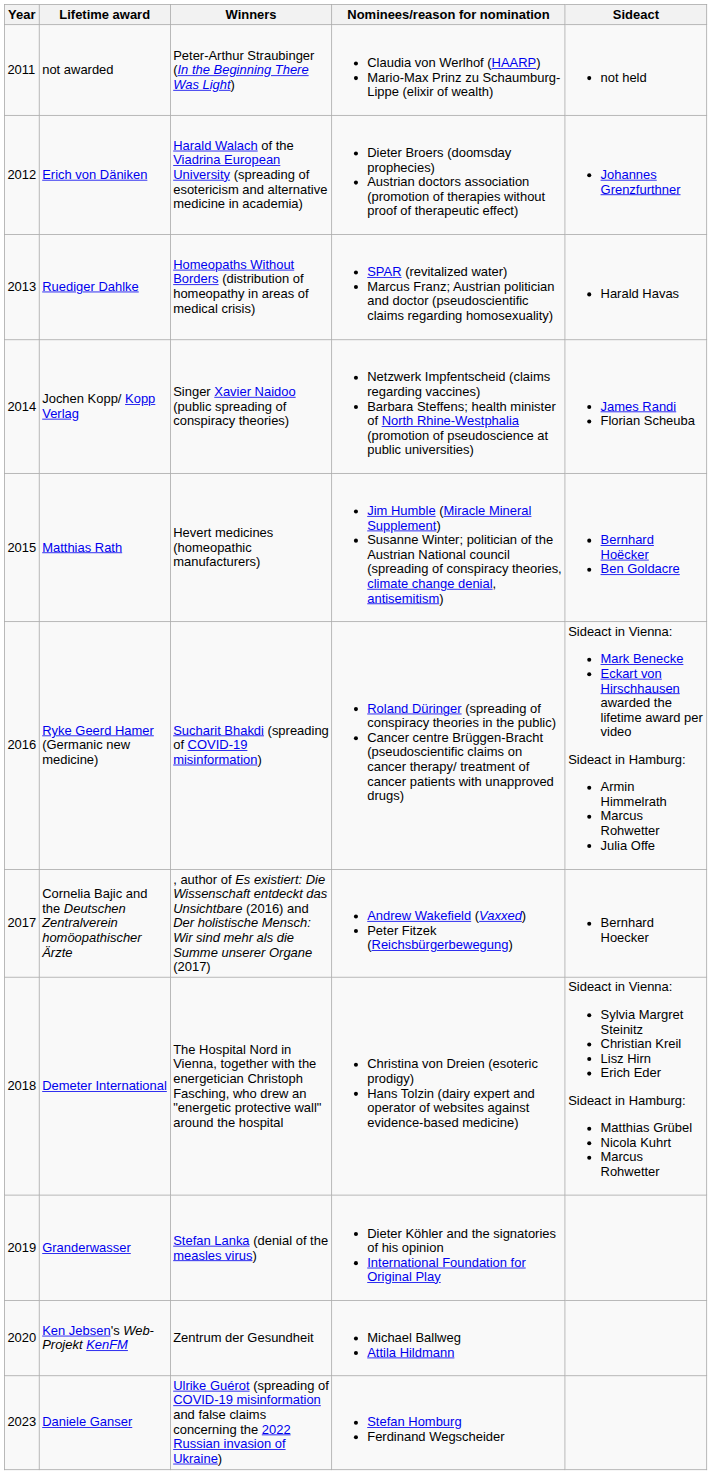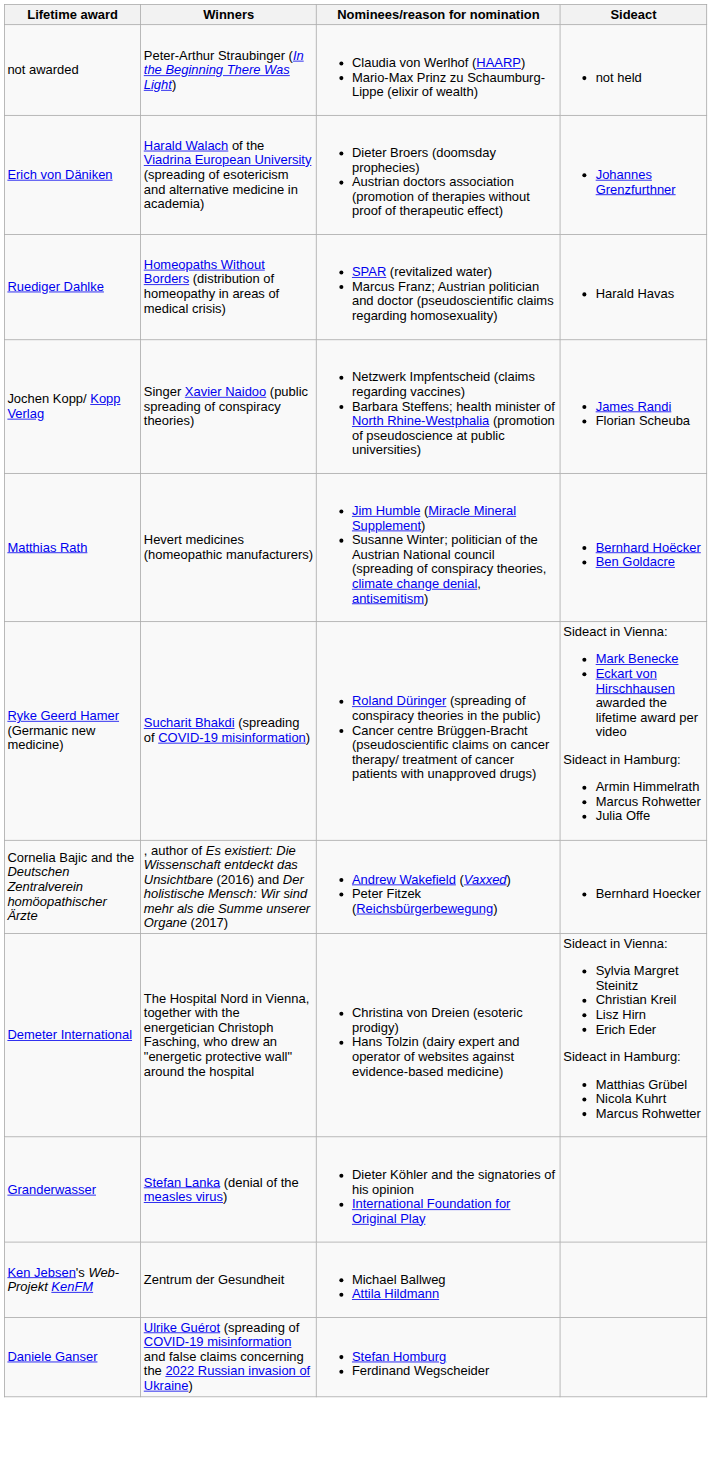- column: (22, 14)
